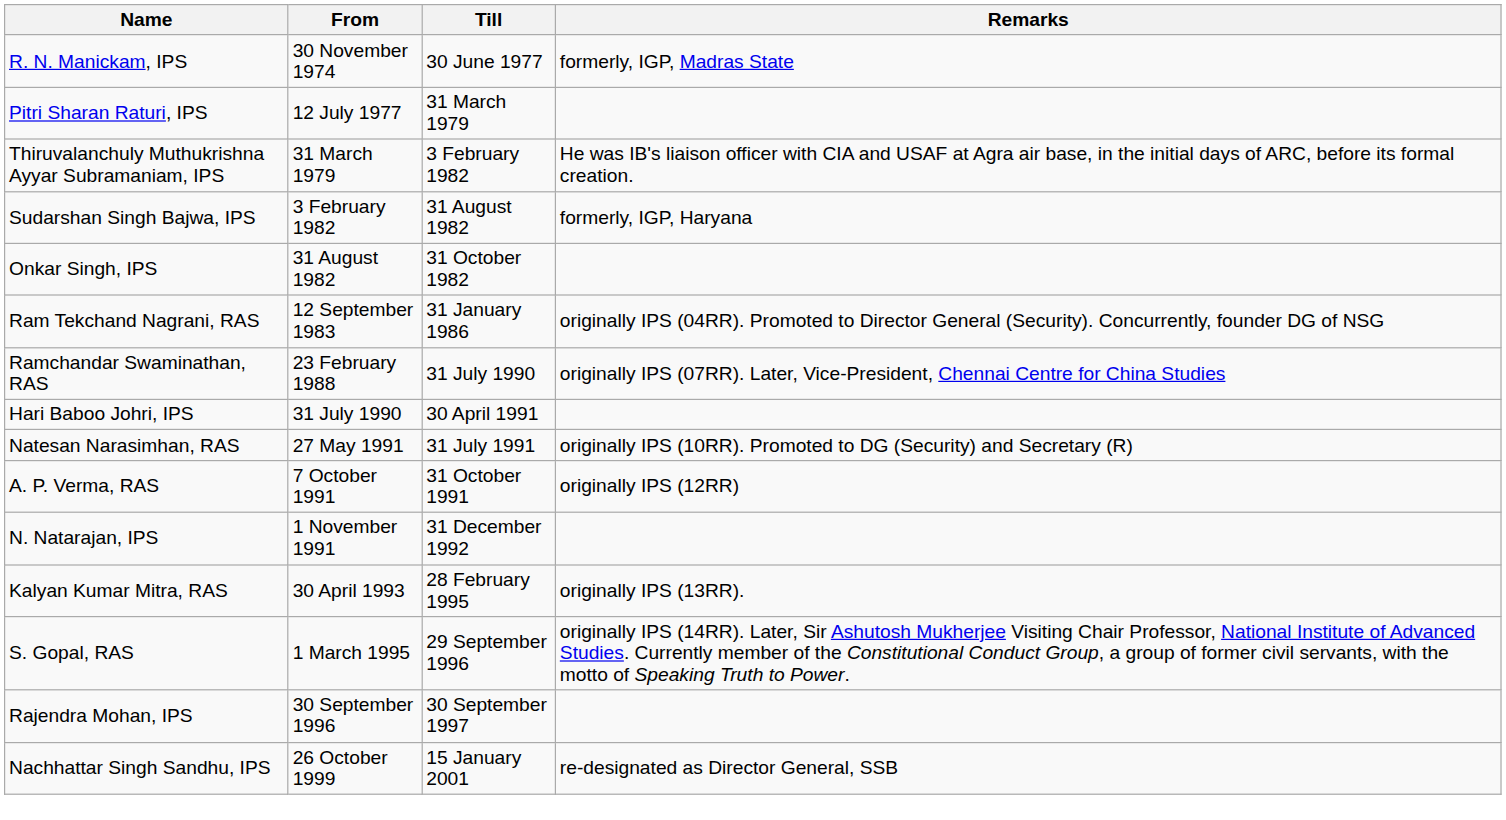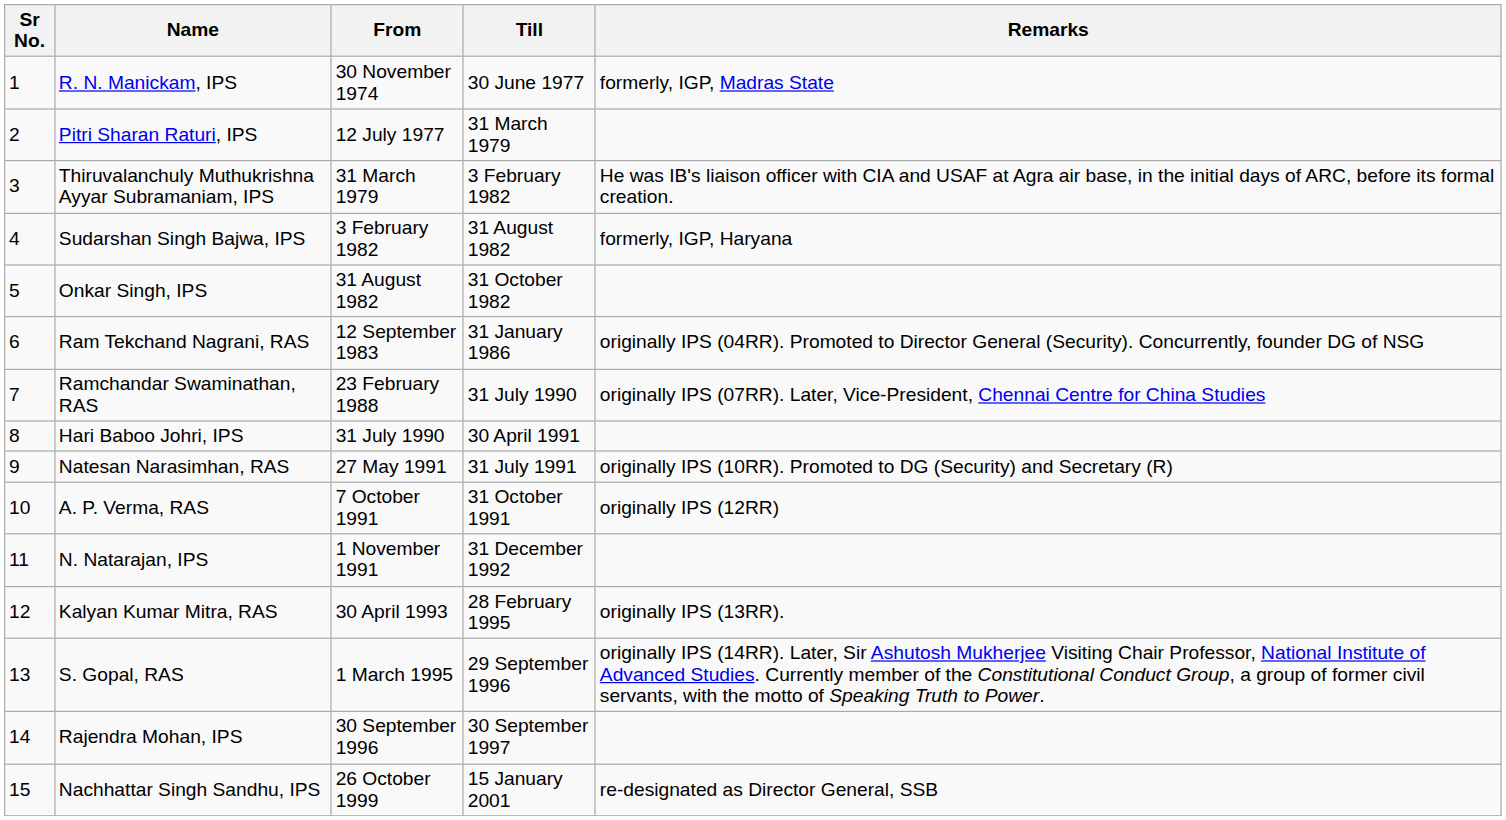+ column: (30, 30)
